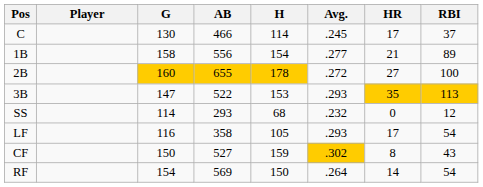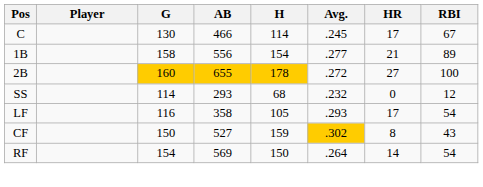(449, 34) 37 -> (449, 34) 67
- row: (21, 93)
